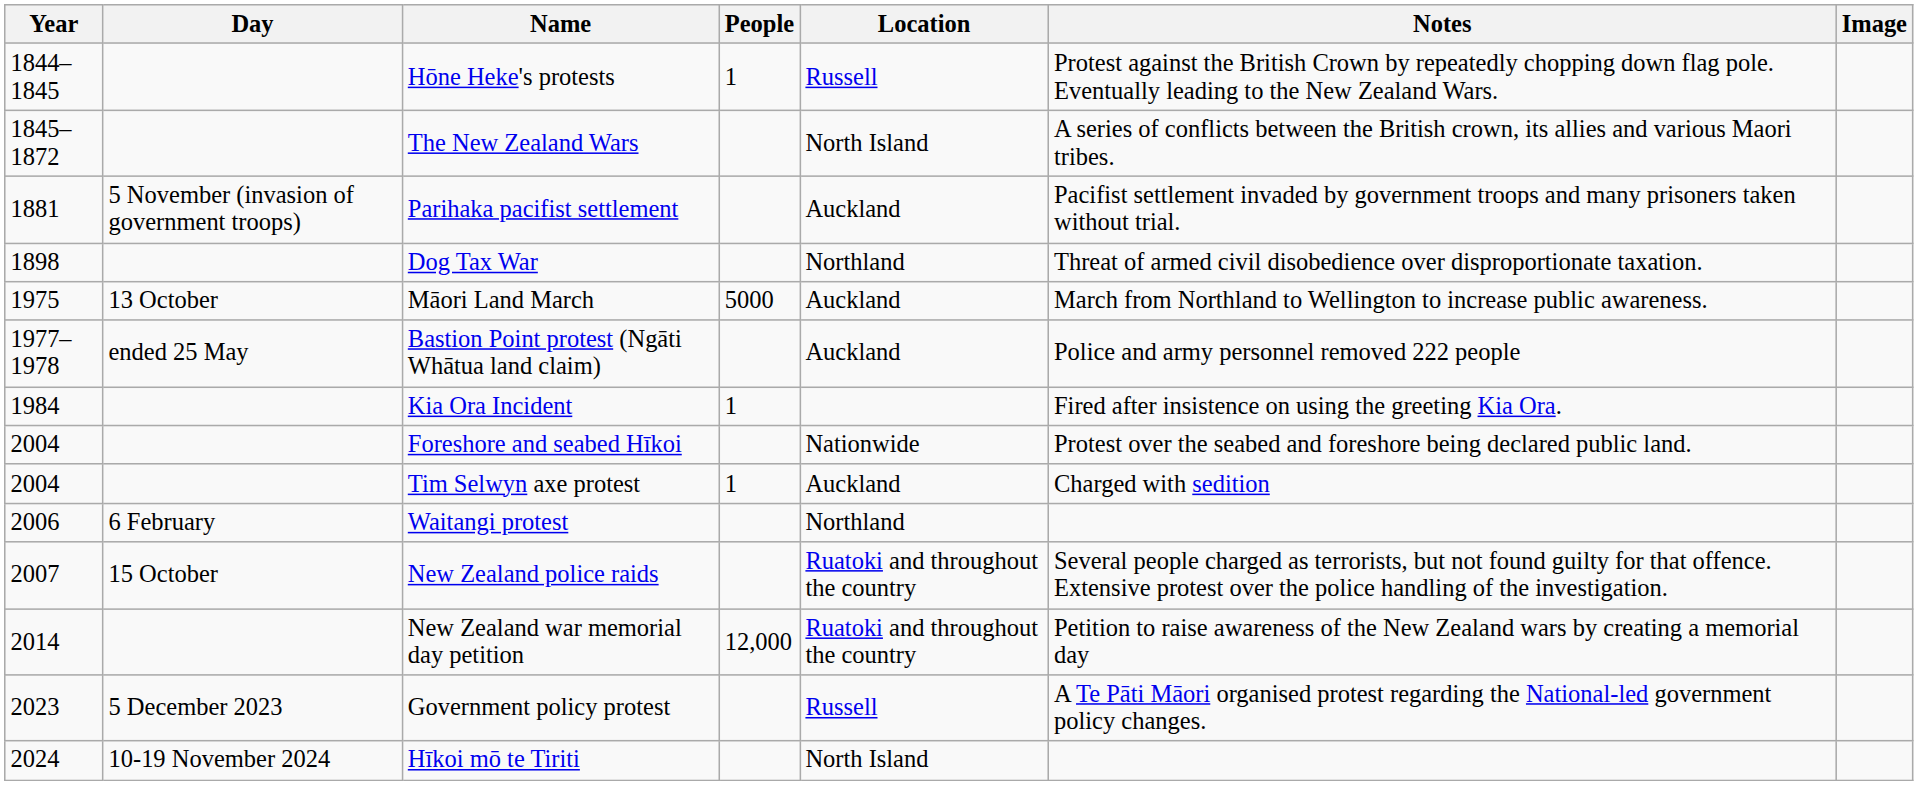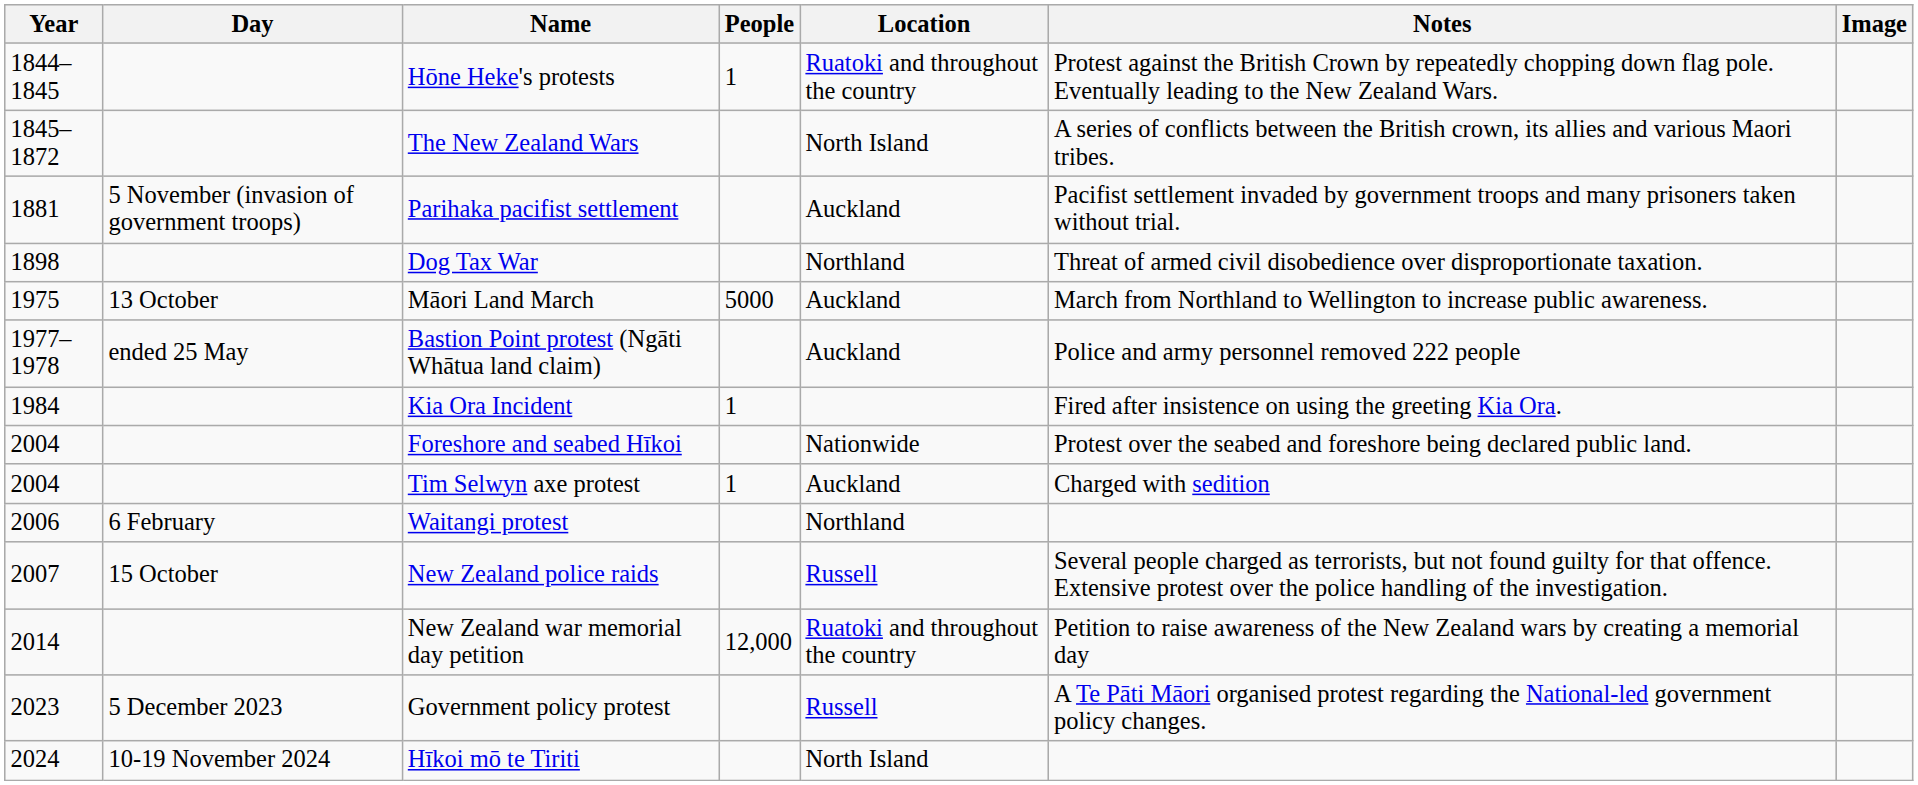(841, 76) Russell -> (922, 76) Ruatoki and throughout the country
(922, 574) Ruatoki and throughout the country -> (841, 574) Russell
